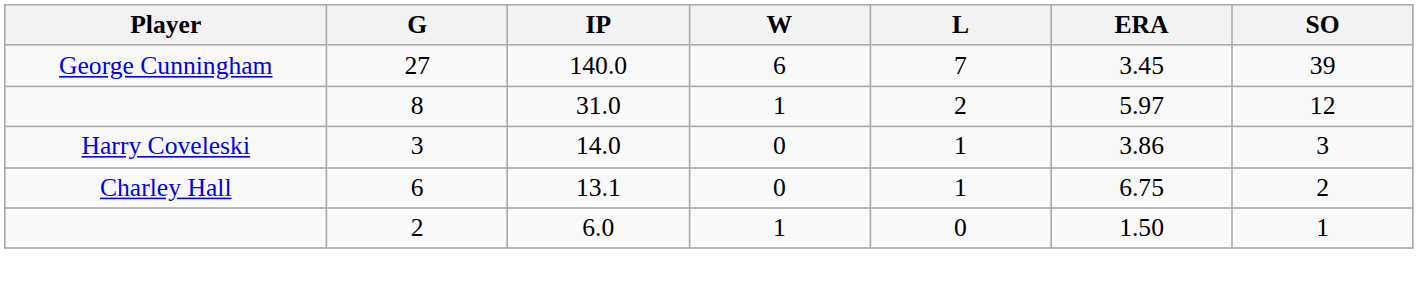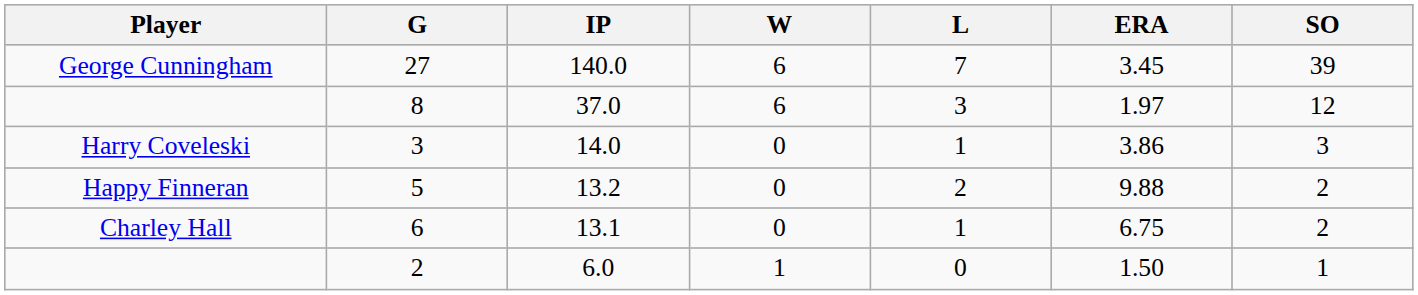(598, 106) 31.0 -> (598, 106) 37.0
(779, 106) 1 -> (779, 106) 6
(960, 106) 2 -> (960, 106) 3
(1142, 106) 5.97 -> (1142, 106) 1.97
+ row: (417, 187)
